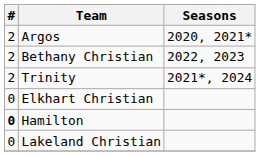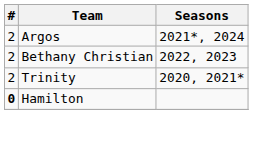(210, 36) 2020, 2021* -> (202, 36) 2021*, 2024
(210, 78) 2021*, 2024 -> (202, 78) 2020, 2021*
- row: (87, 99)
- row: (91, 141)
